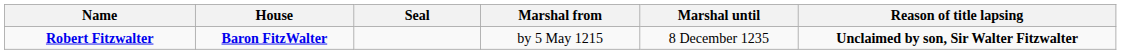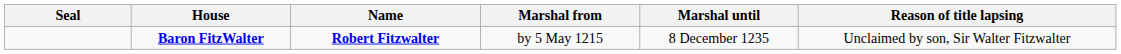columns swapped: (417, 15) <-> (100, 15)
(957, 37) bold -> (957, 37) normal
